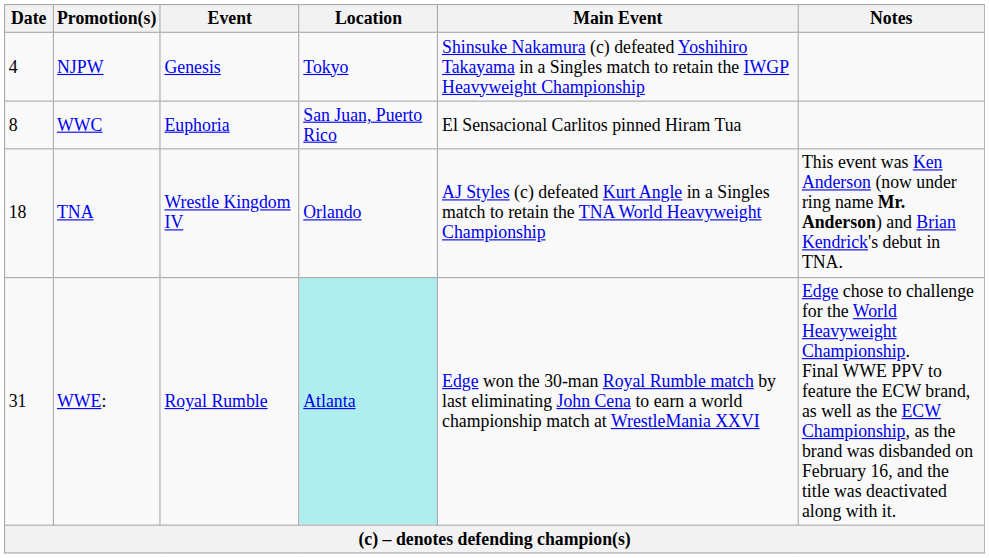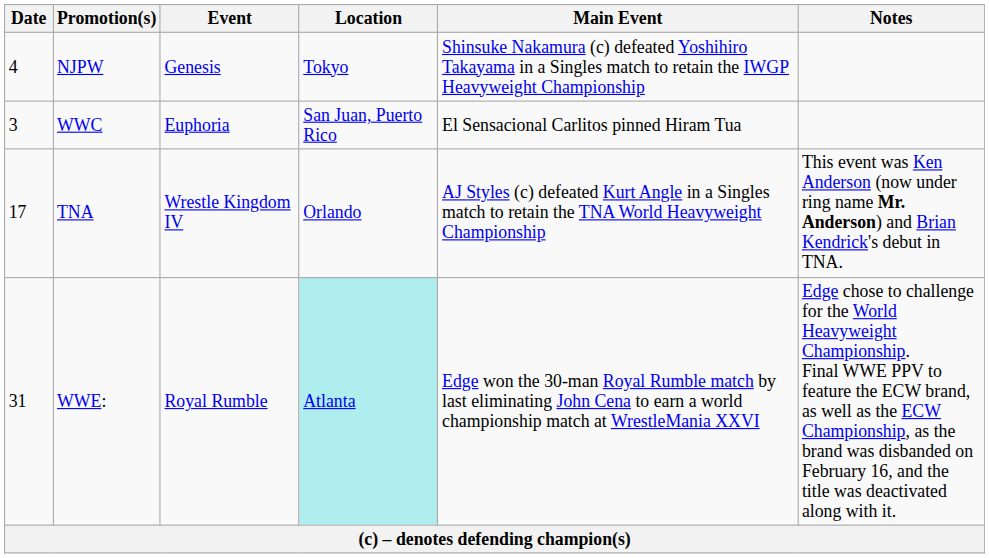(13, 124) 8 -> (13, 124) 3
(18, 212) 18 -> (18, 212) 17
